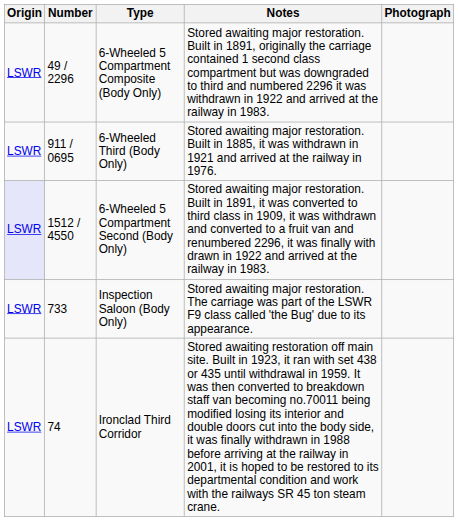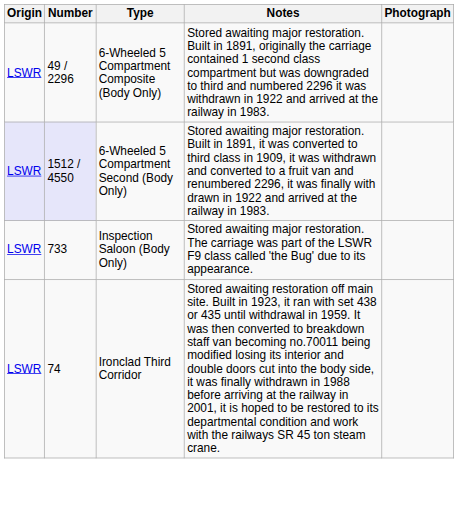- row: (129, 151)
(64, 230) no background -> (64, 171) lavender background
